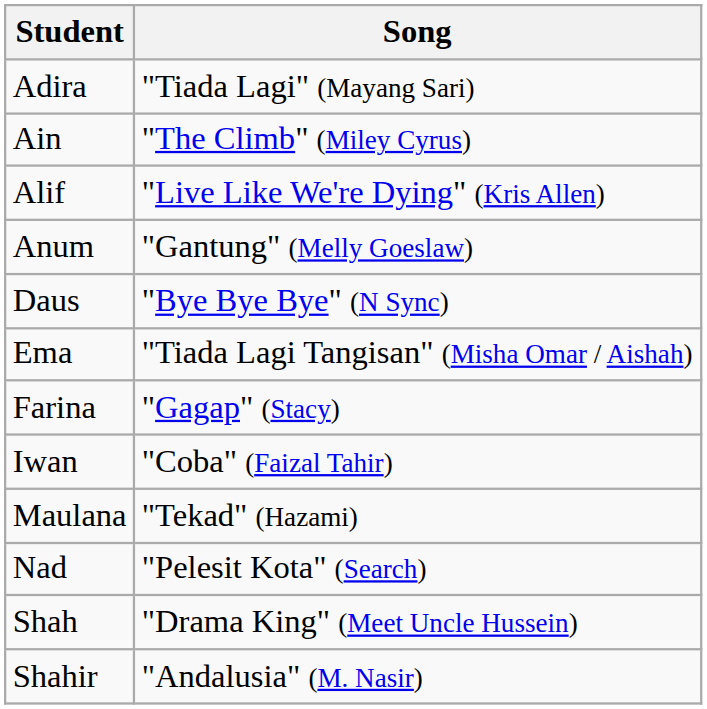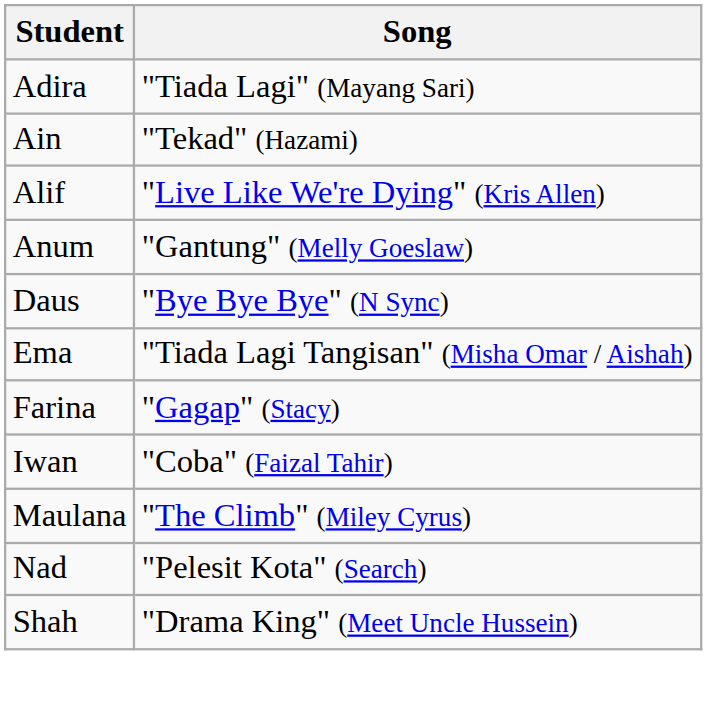(306, 139) "The Climb" (Miley Cyrus) -> (250, 139) "Tekad" (Hazami)
(250, 514) "Tekad" (Hazami) -> (306, 514) "The Climb" (Miley Cyrus)
- row: (55, 675)
